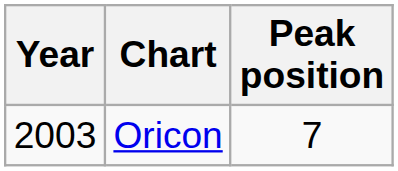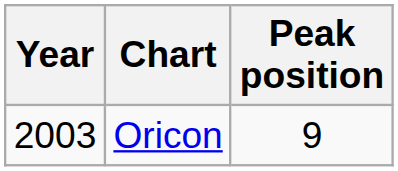(312, 134) 7 -> (312, 134) 9
